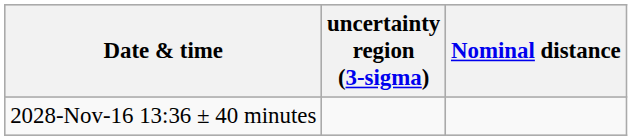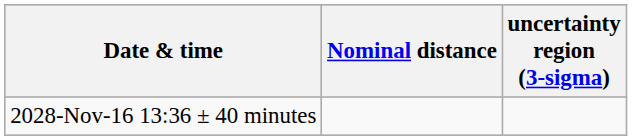columns swapped: (536, 50) <-> (384, 50)
